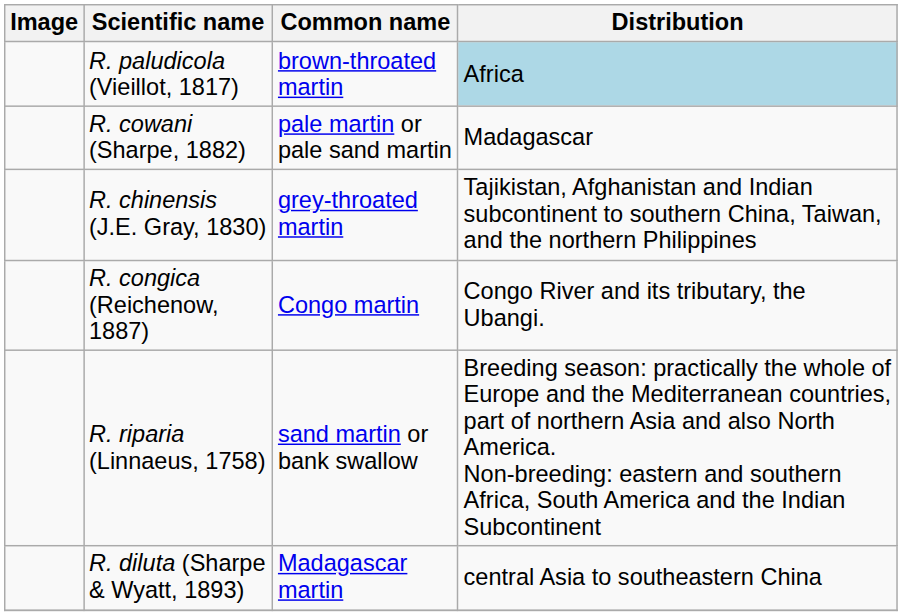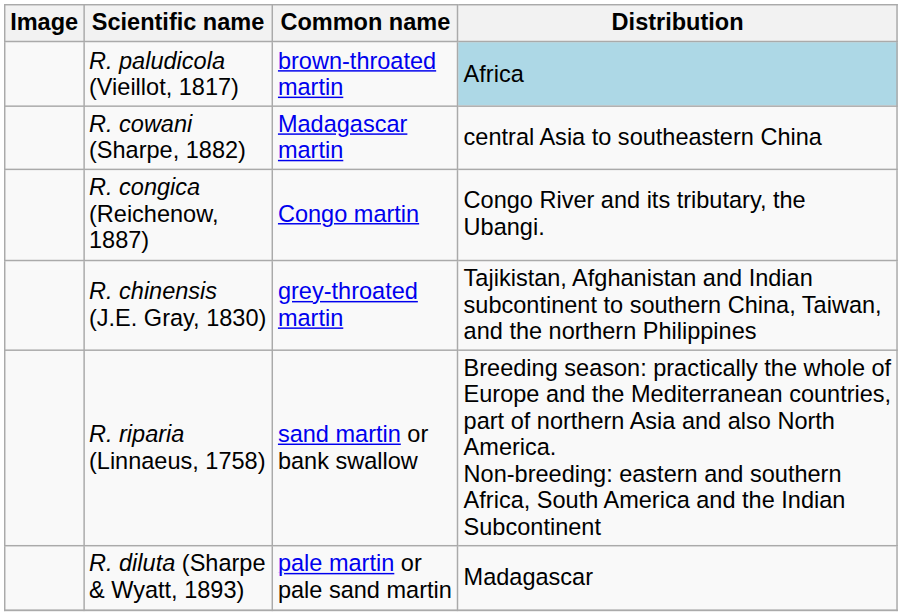(365, 137) pale martin or pale sand martin -> (343, 137) Madagascar martin
(528, 137) Madagascar -> (643, 137) central Asia to southeastern China
rows swapped: (178, 214) <-> (154, 304)
(343, 577) Madagascar martin -> (365, 577) pale martin or pale sand martin
(643, 577) central Asia to southeastern China -> (528, 577) Madagascar
